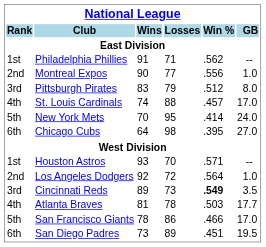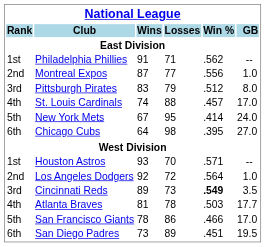(143, 74) 90 -> (143, 74) 87
(143, 117) 70 -> (143, 117) 67
